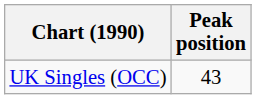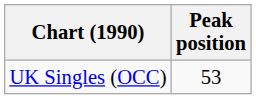(211, 76) 43 -> (211, 76) 53
